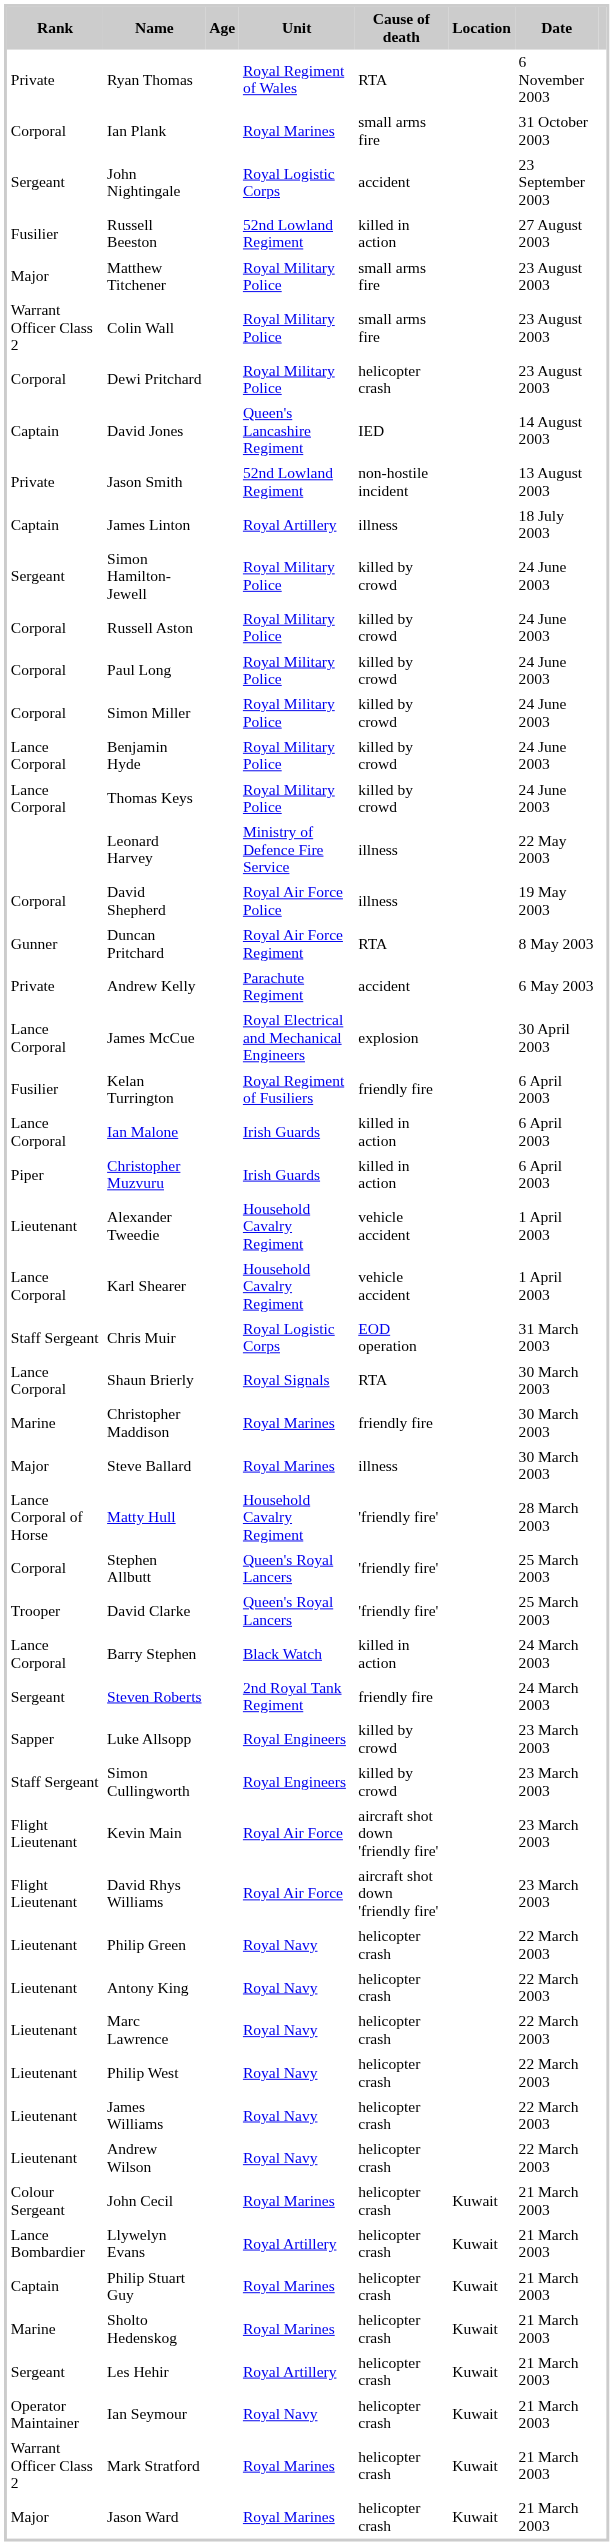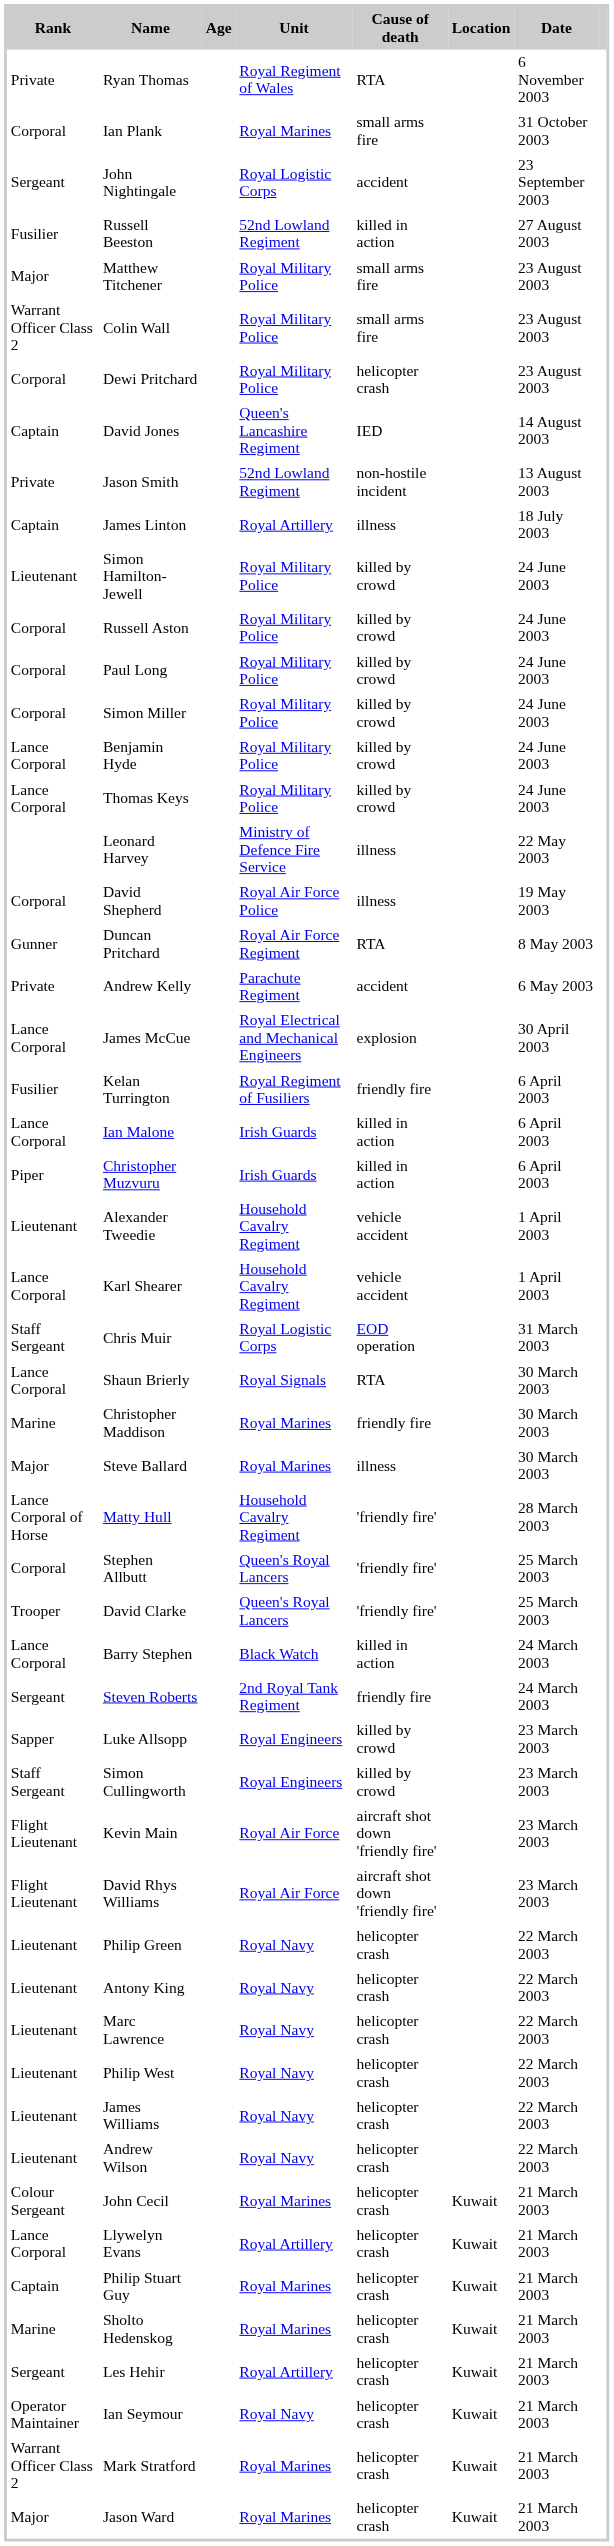(38, 576) Sergeant -> (44, 576) Lieutenant
(48, 2243) Lance Bombardier -> (38, 2243) Lance Corporal
